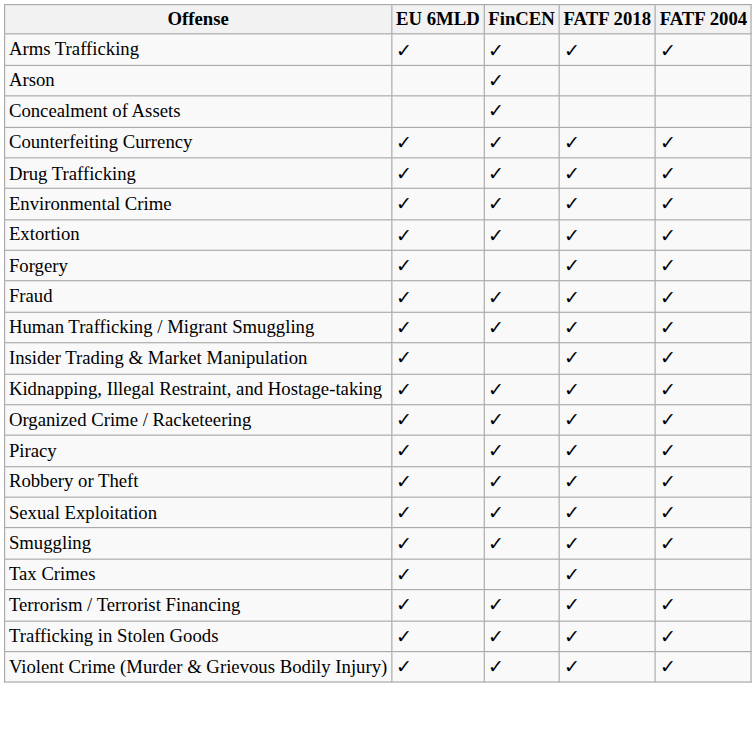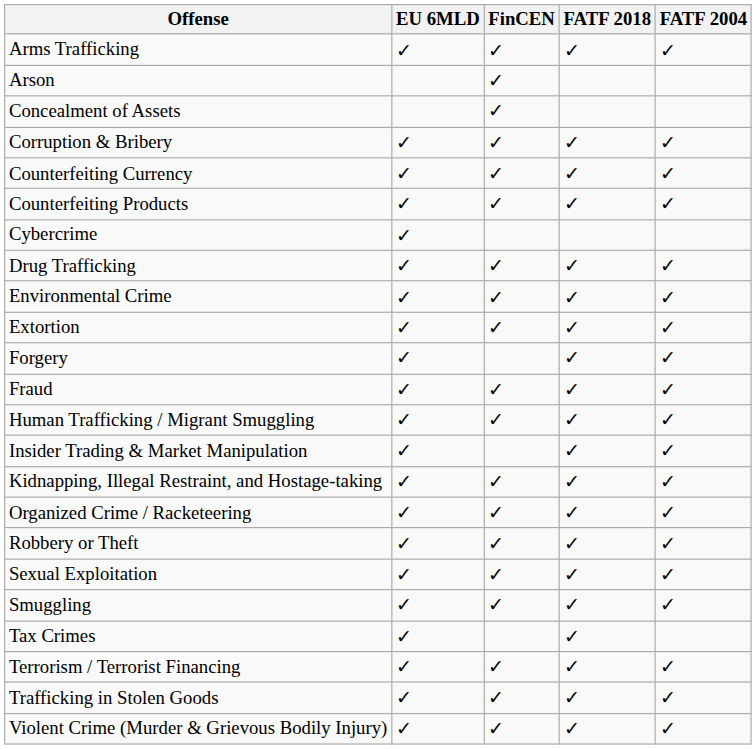+ row: (91, 142)
+ row: (99, 203)
+ row: (53, 234)
- row: (33, 450)
